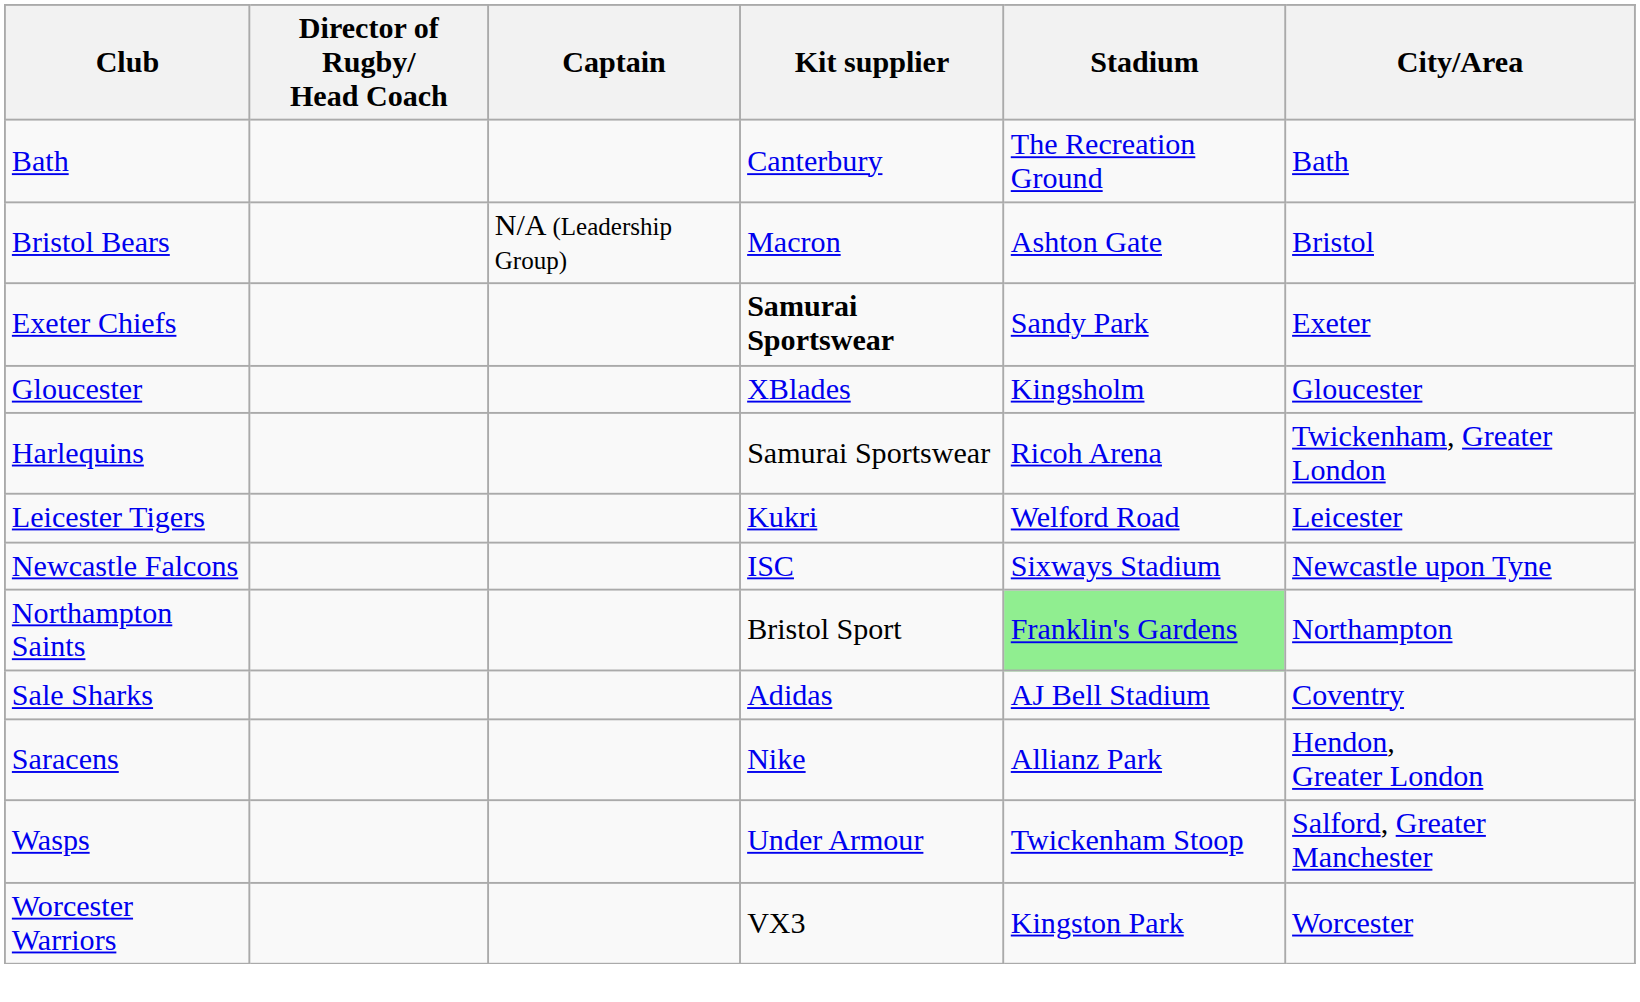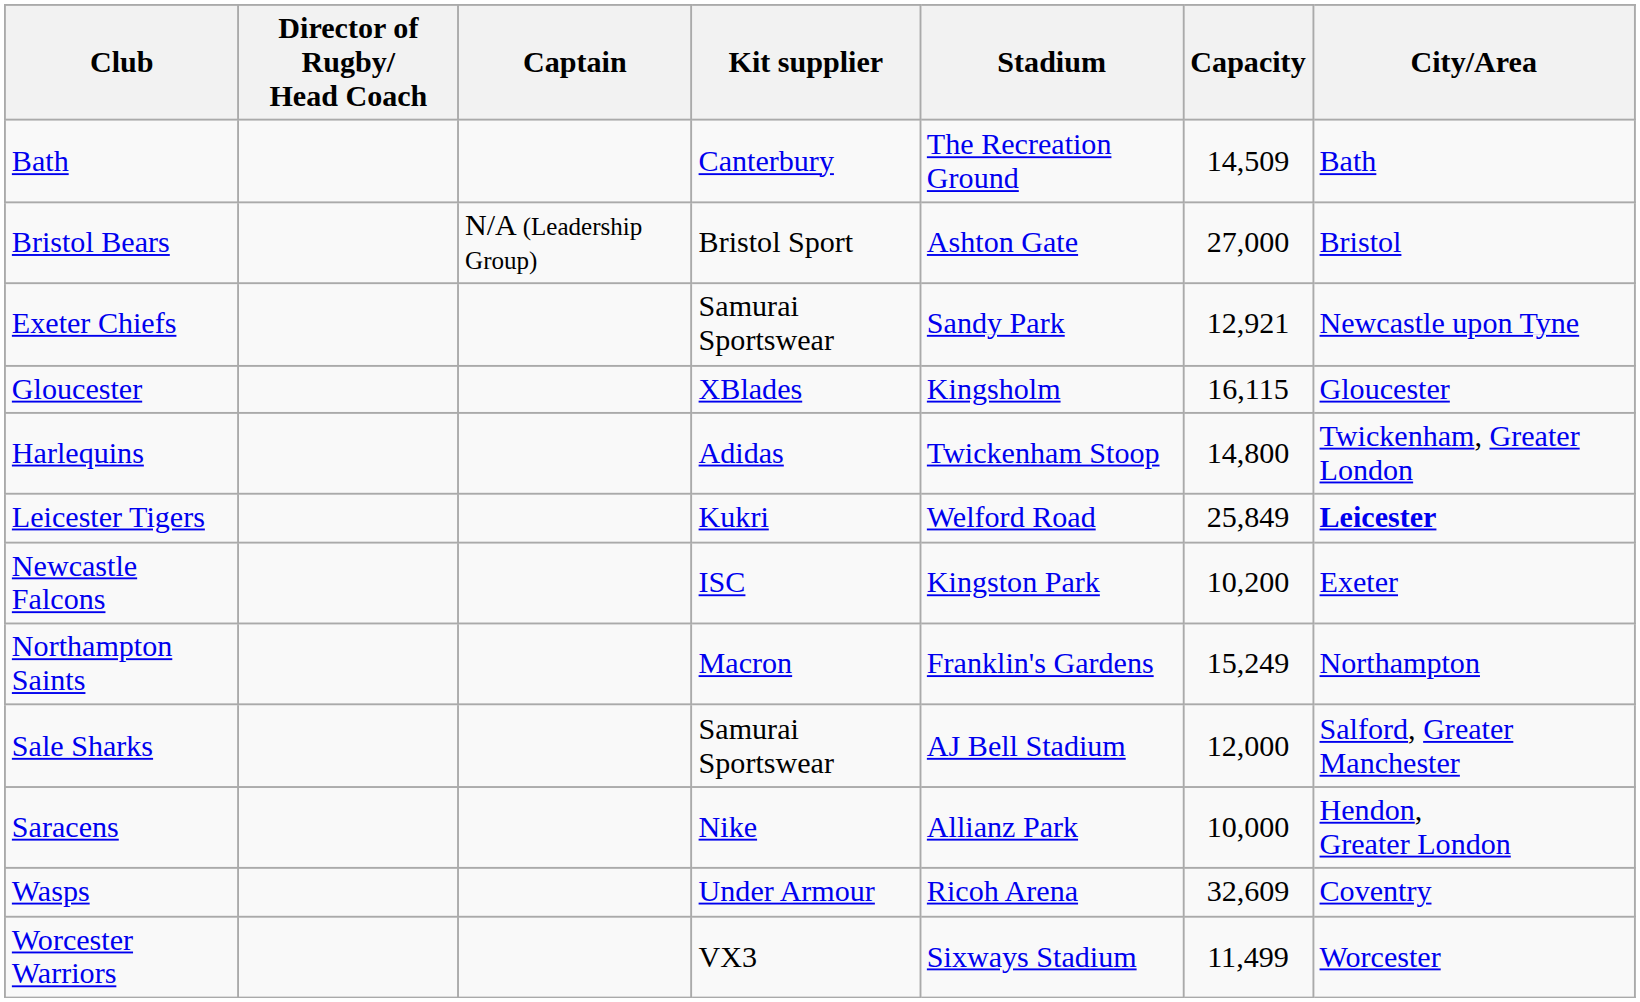+ column: (1248, 62)
(794, 242) Macron -> (776, 242) Bristol Sport
(821, 323) bold -> (766, 323) normal
(1331, 323) Exeter -> (1449, 323) Newcastle upon Tyne
(869, 452) Samurai Sportswear -> (741, 452) Adidas
(1086, 452) Ricoh Arena -> (1043, 452) Twickenham Stoop
(1347, 517) normal -> (1378, 517) bold
(1116, 565) Sixways Stadium -> (1013, 582) Kingston Park
(1422, 565) Newcastle upon Tyne -> (1359, 582) Exeter
(824, 629) Bristol Sport -> (745, 663) Macron
(1124, 629) lightgreen background -> (1040, 663) no background
(790, 694) Adidas -> (766, 745) Samurai Sportswear
(1348, 694) Coventry -> (1416, 745) Salford, Greater Manchester
(1127, 840) Twickenham Stoop -> (1002, 891) Ricoh Arena
(1389, 840) Salford, Greater Manchester -> (1376, 891) Coventry
(1097, 922) Kingston Park -> (1032, 956) Sixways Stadium
